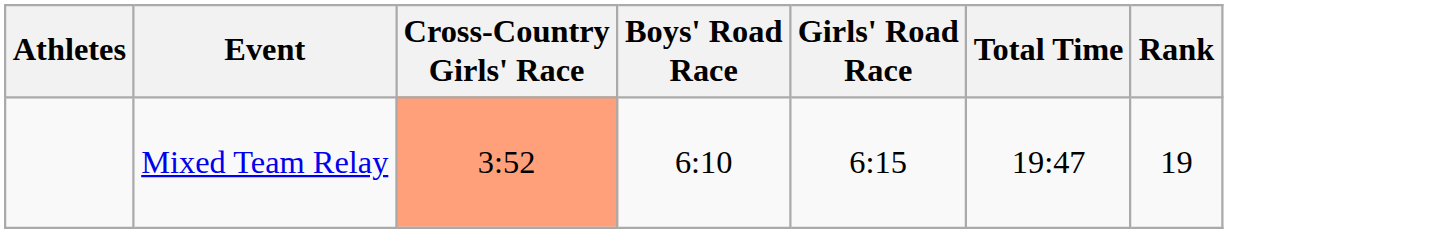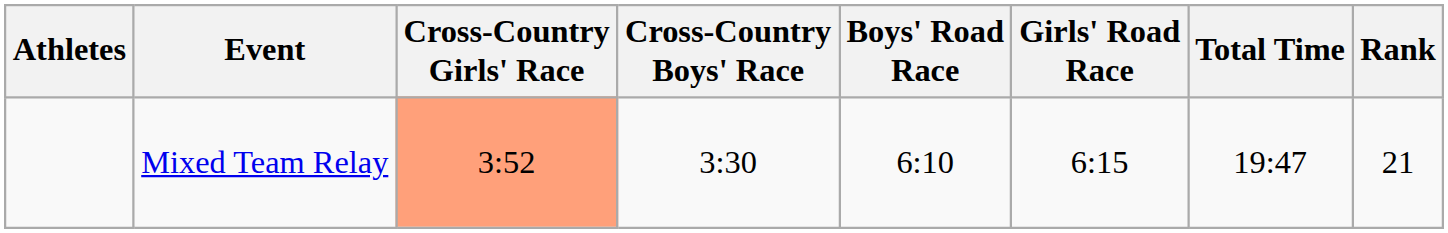+ column: (728, 50)
(1177, 161) 19 -> (1398, 161) 21
